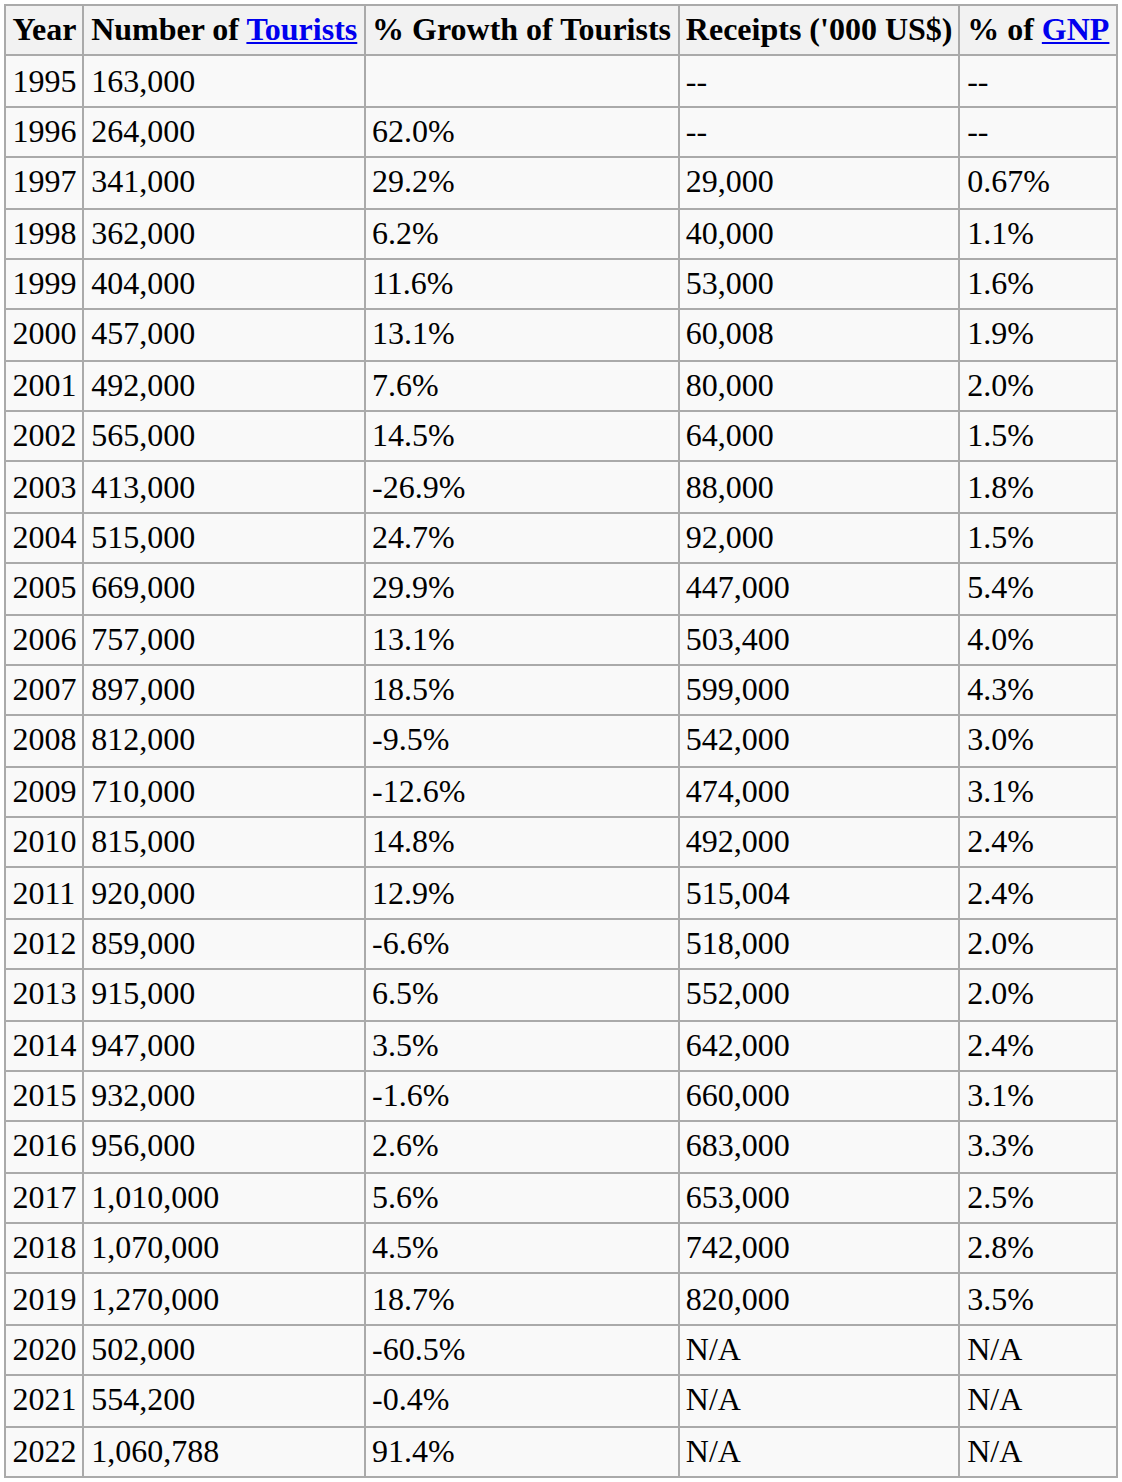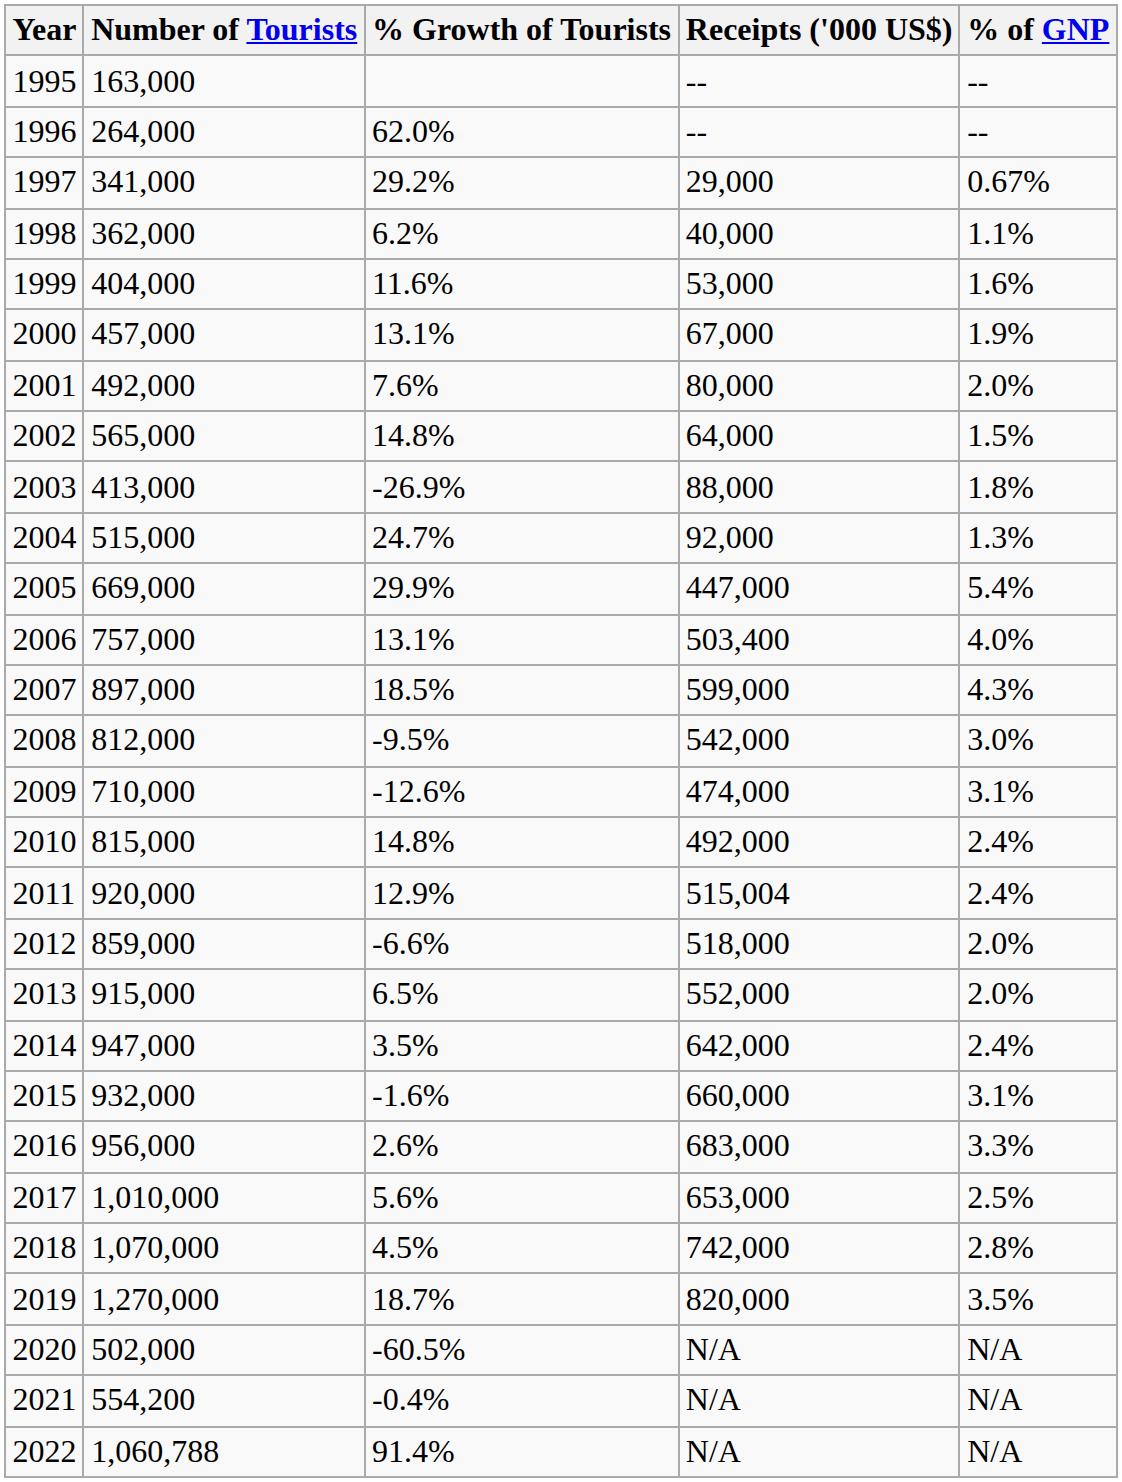(730, 334) 60,008 -> (730, 334) 67,000
(413, 435) 14.5% -> (413, 435) 14.8%
(1001, 537) 1.5% -> (1001, 537) 1.3%
